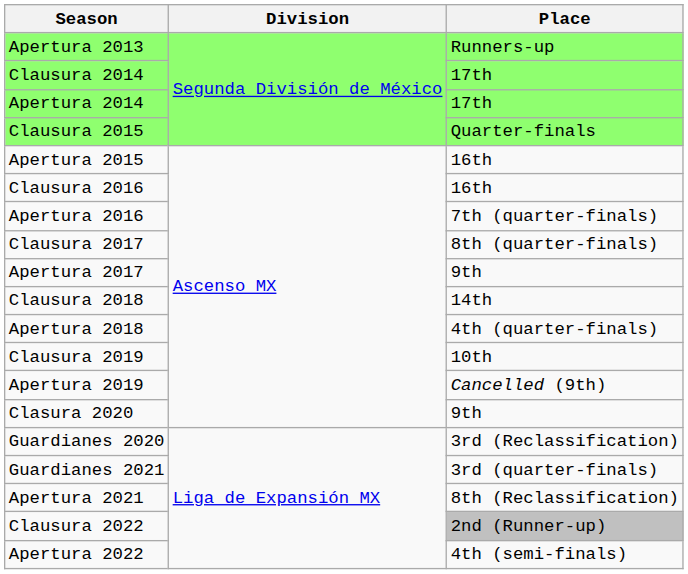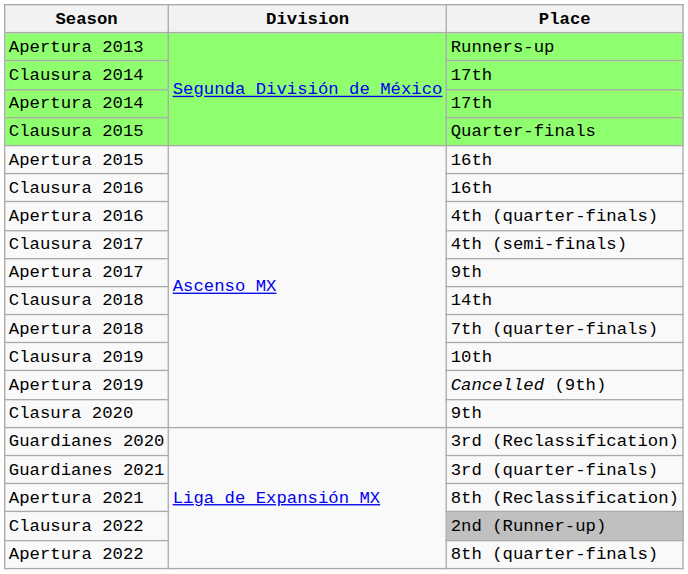(554, 216) 7th (quarter-finals) -> (554, 216) 4th (quarter-finals)
(554, 244) 8th (quarter-finals) -> (539, 244) 4th (semi-finals)
(554, 329) 4th (quarter-finals) -> (554, 329) 7th (quarter-finals)
(539, 554) 4th (semi-finals) -> (554, 554) 8th (quarter-finals)
